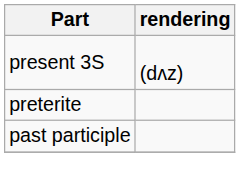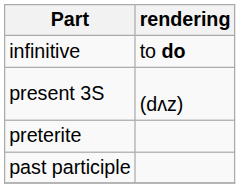+ row: (45, 51)
